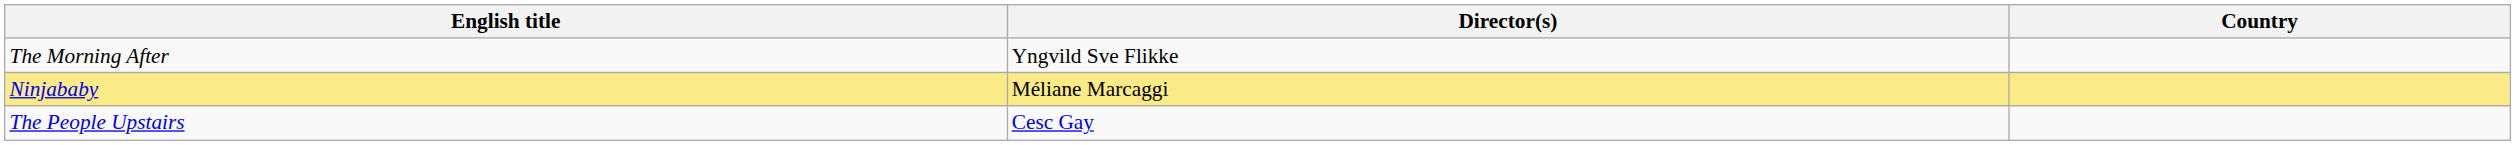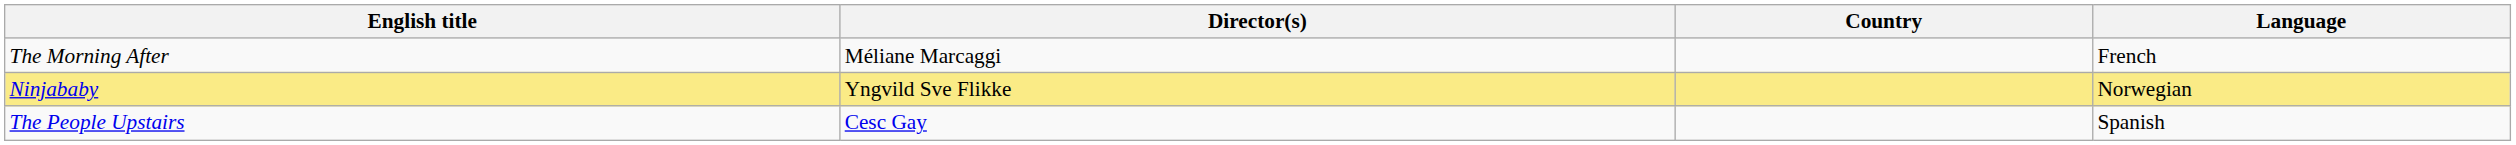+ column: (2301, 21)
(1095, 55) Yngvild Sve Flikke -> (923, 55) Méliane Marcaggi
(1090, 88) Méliane Marcaggi -> (928, 88) Yngvild Sve Flikke
